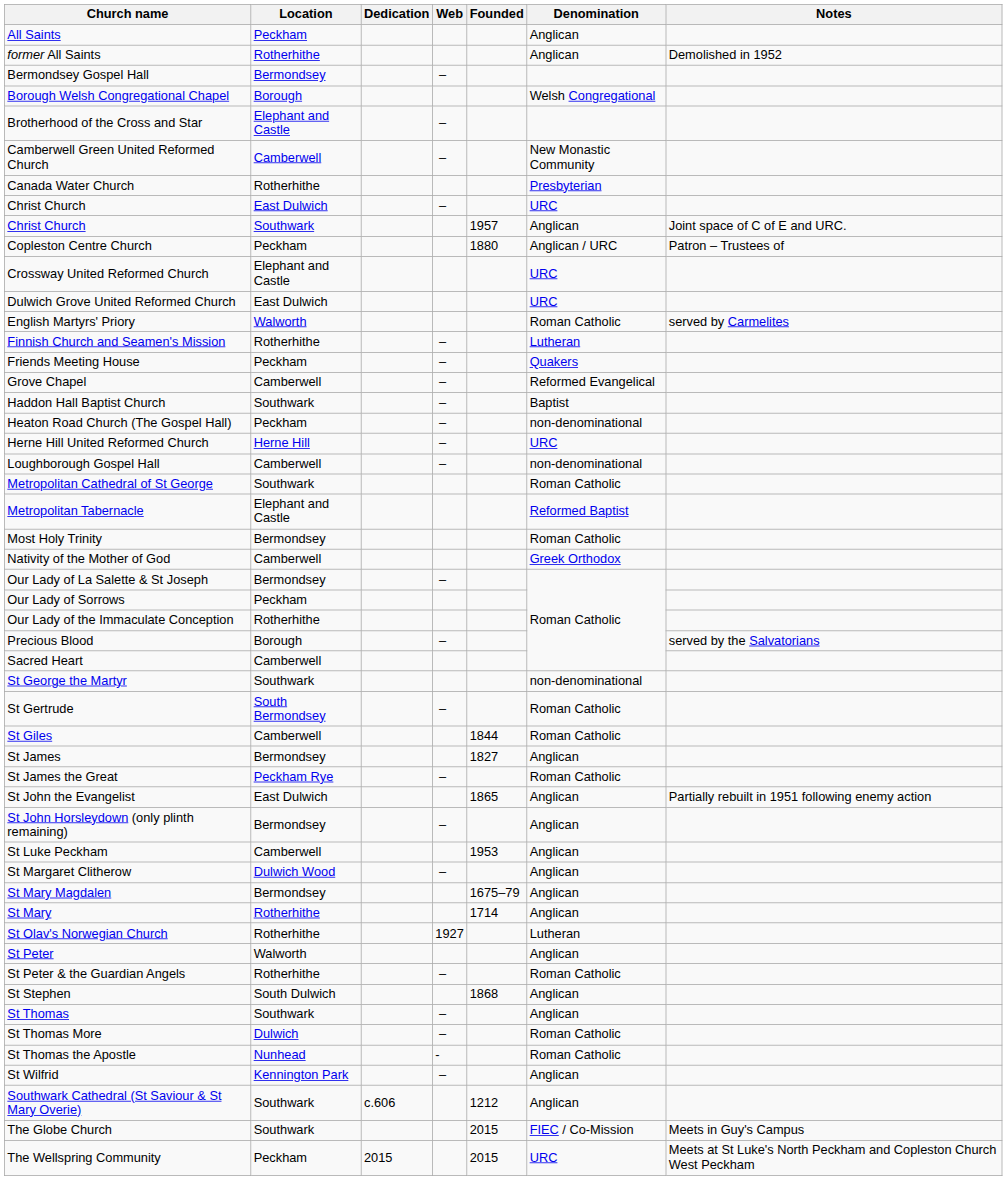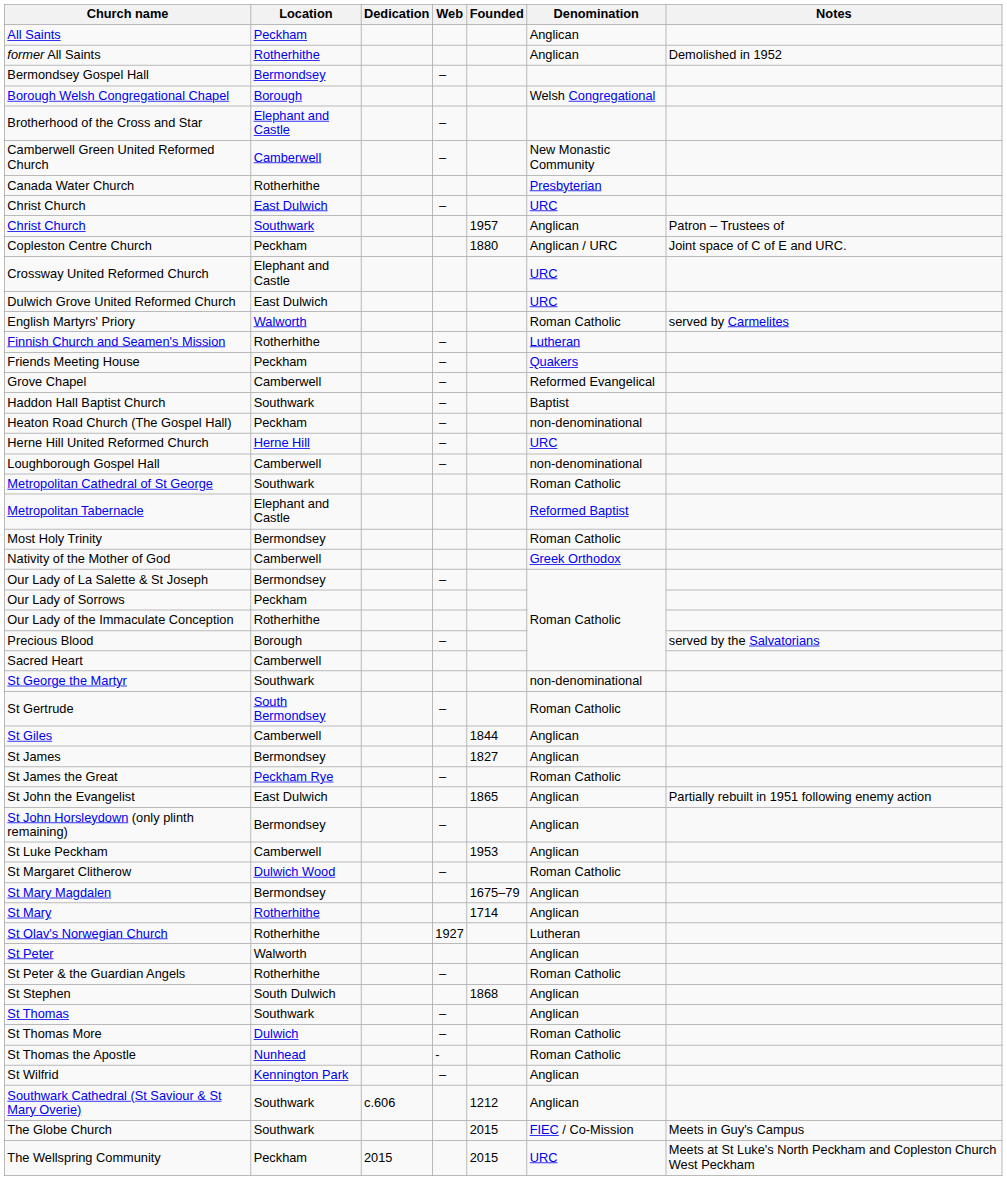(758, 226) Joint space of C of E and URC. -> (726, 226) Patron – Trustees of
(726, 246) Patron – Trustees of -> (758, 246) Joint space of C of E and URC.
(575, 736) Roman Catholic -> (554, 736) Anglican
(554, 872) Anglican -> (575, 872) Roman Catholic
